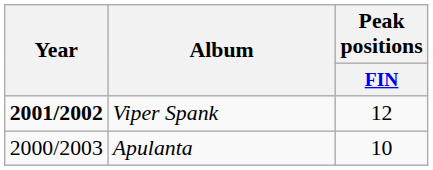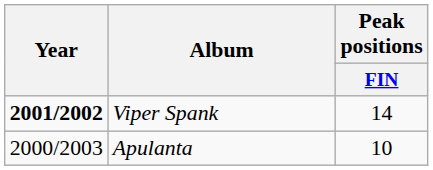(382, 113) 12 -> (382, 113) 14
